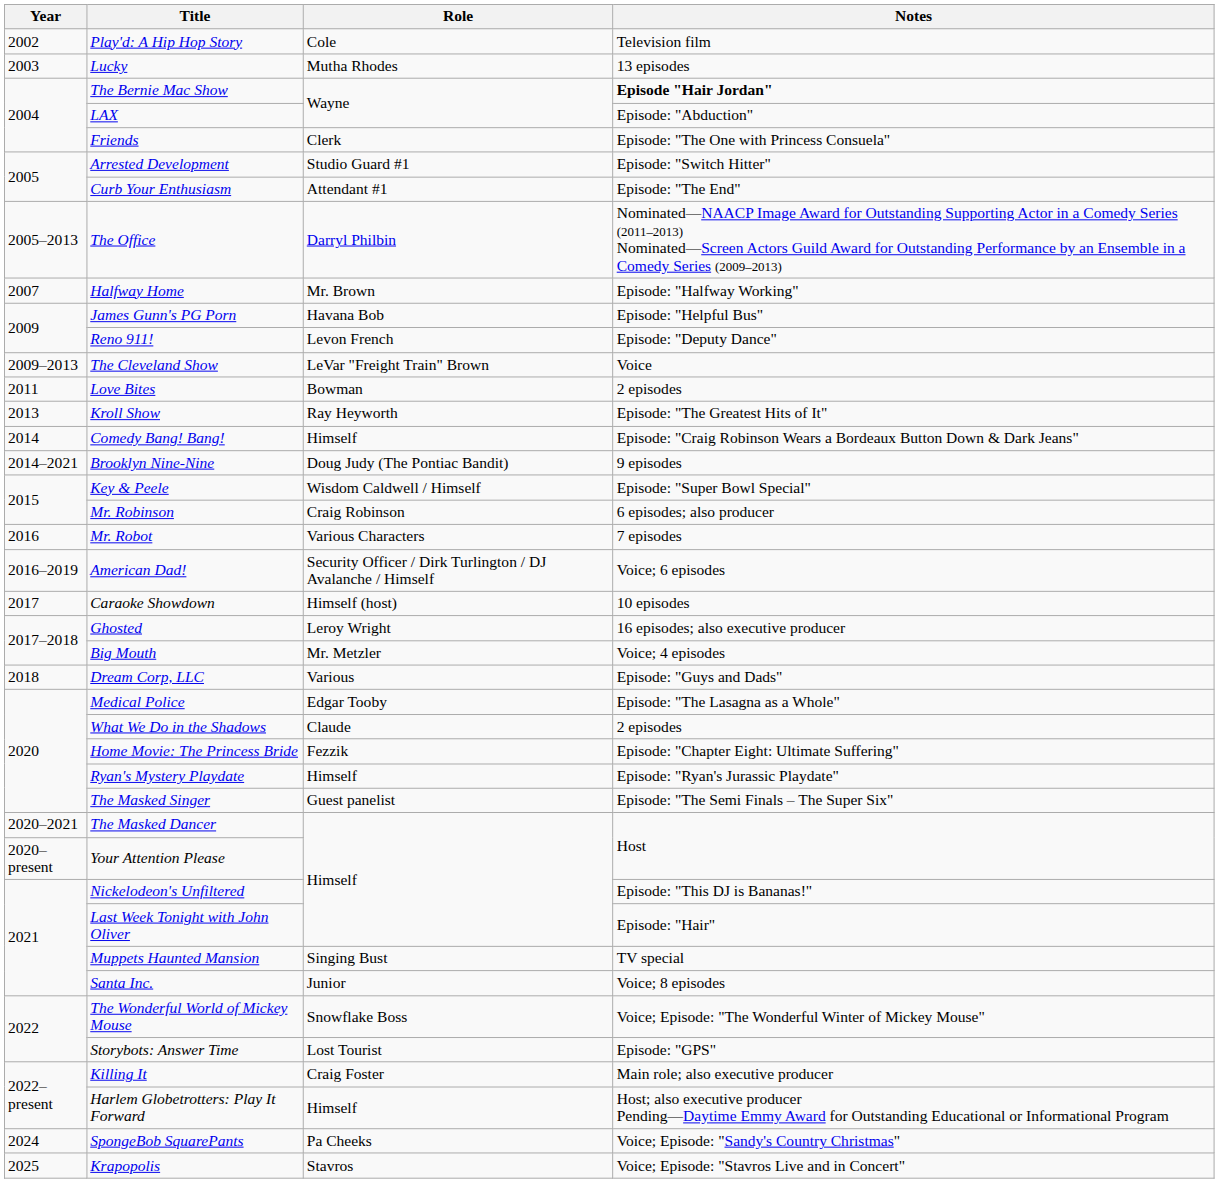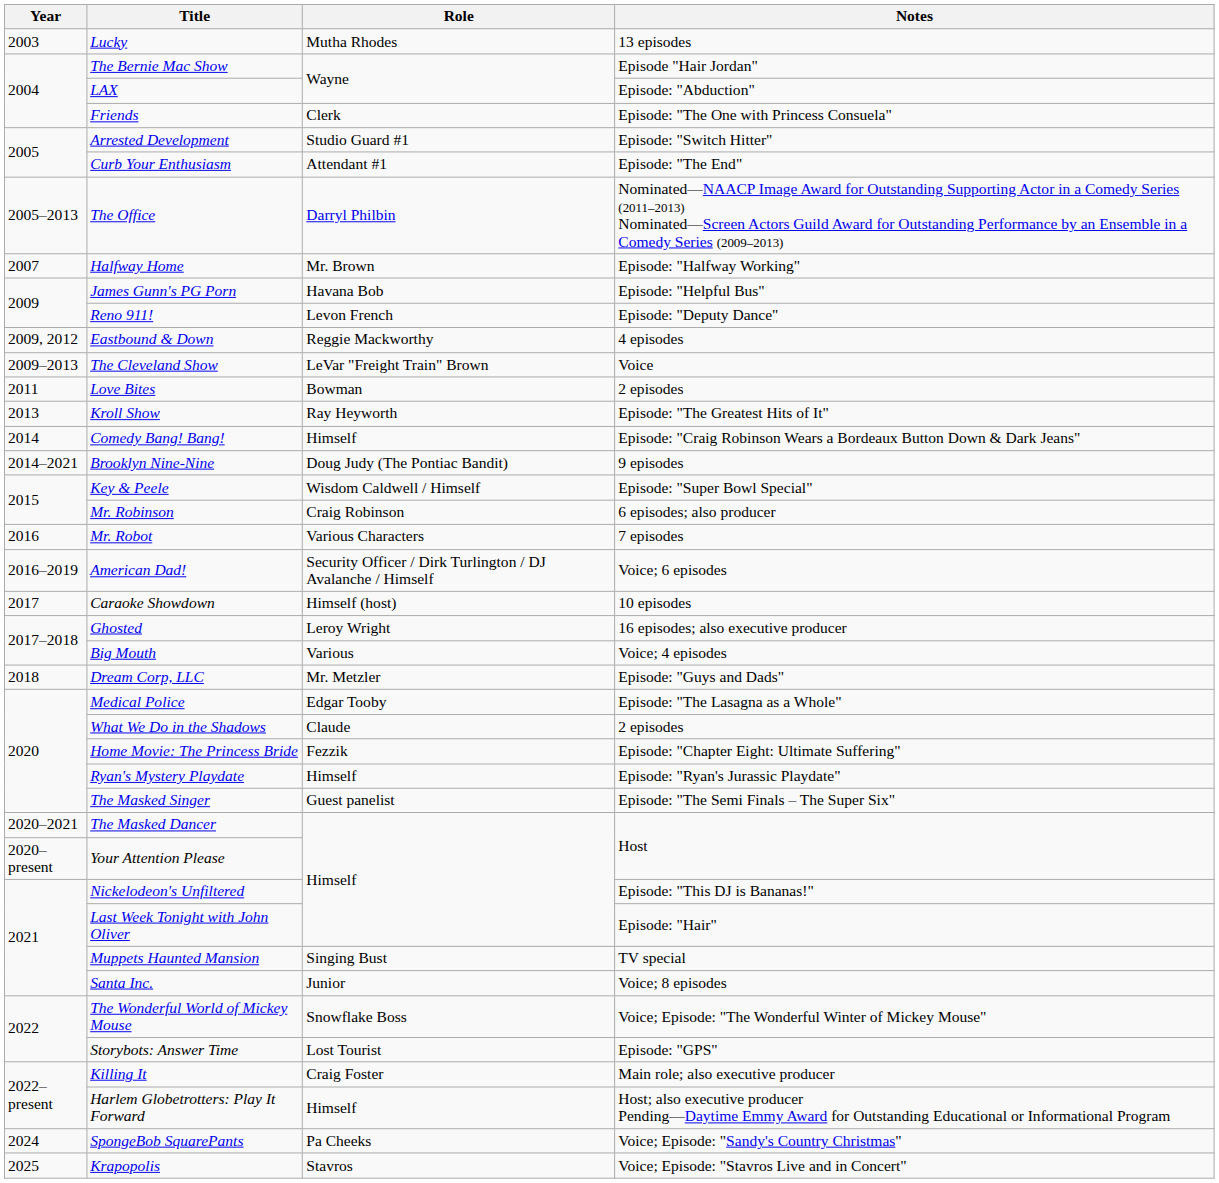- row: (166, 41)
(695, 90) bold -> (688, 66) normal
+ row: (152, 339)
(344, 652) Mr. Metzler -> (330, 652) Various
(331, 677) Various -> (343, 677) Mr. Metzler
